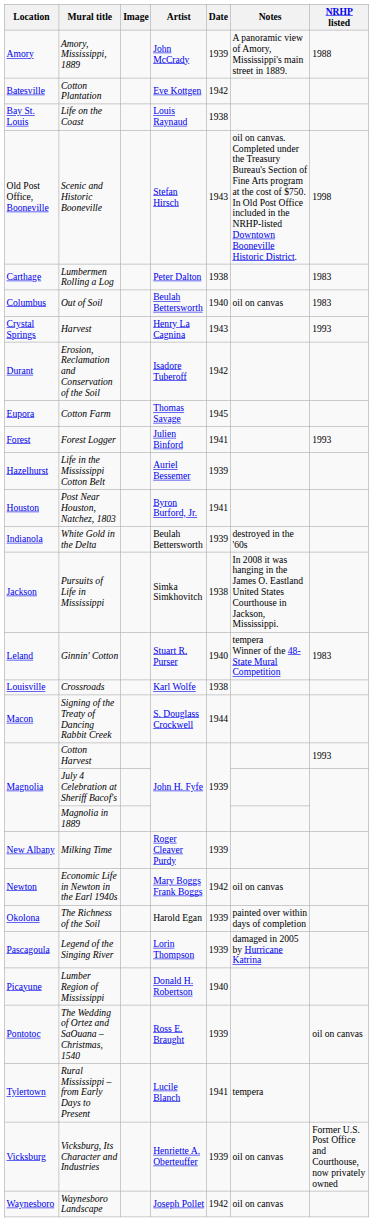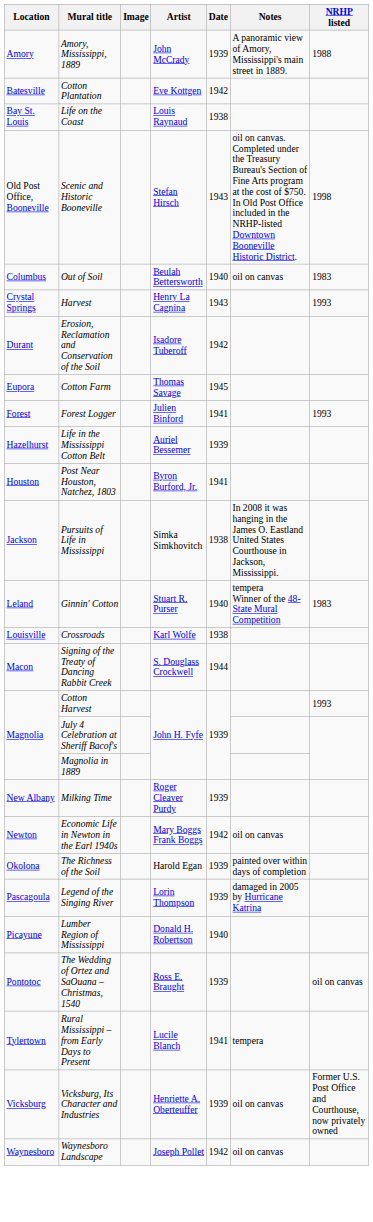- row: (87, 277)
- row: (88, 539)
